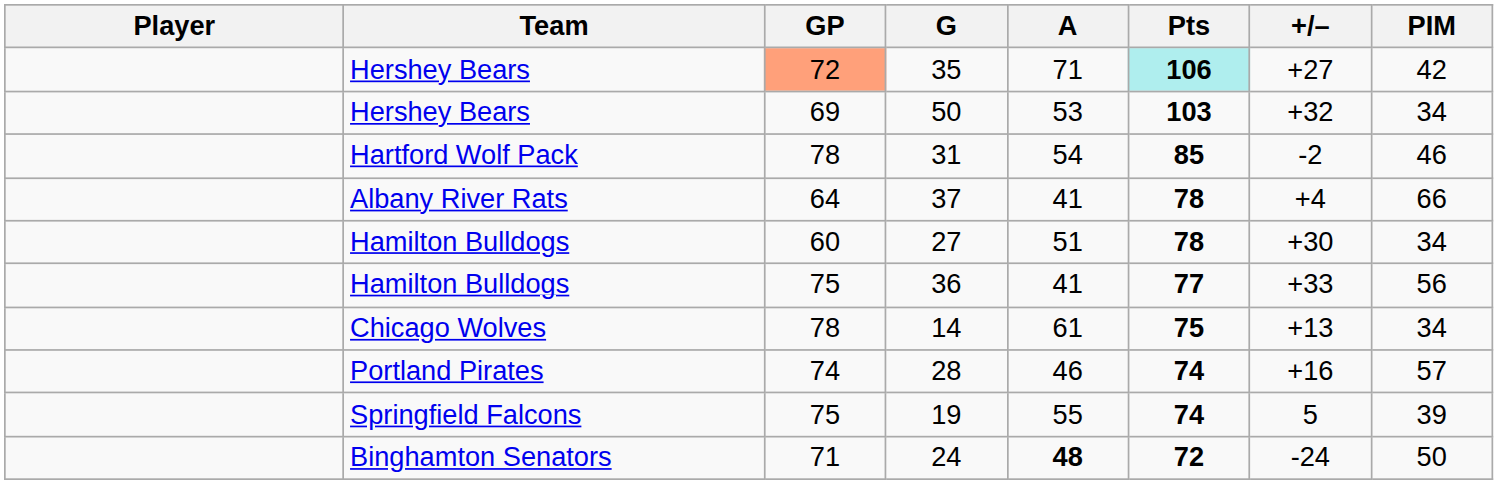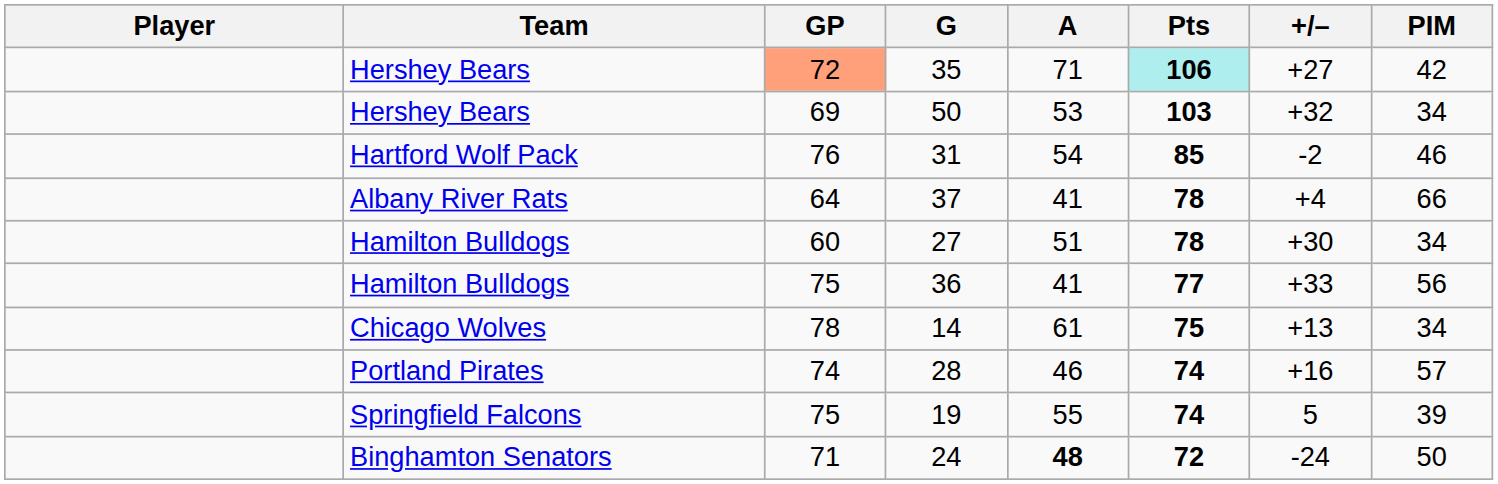(825, 155) 78 -> (825, 155) 76
